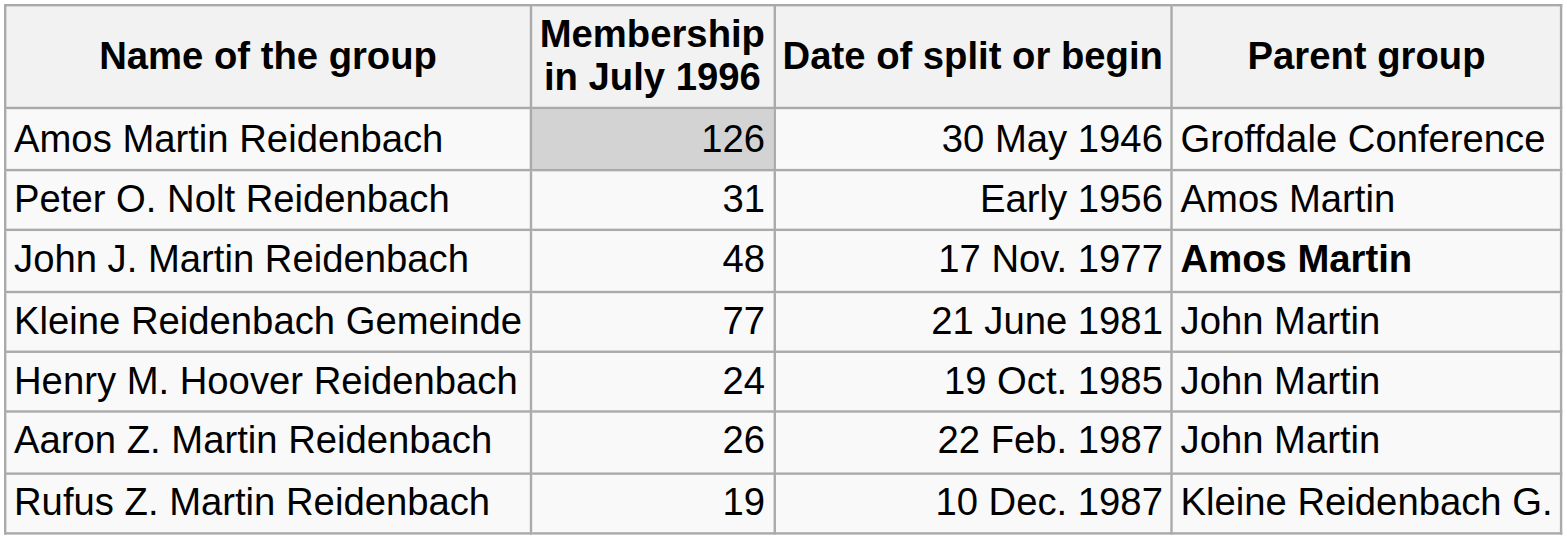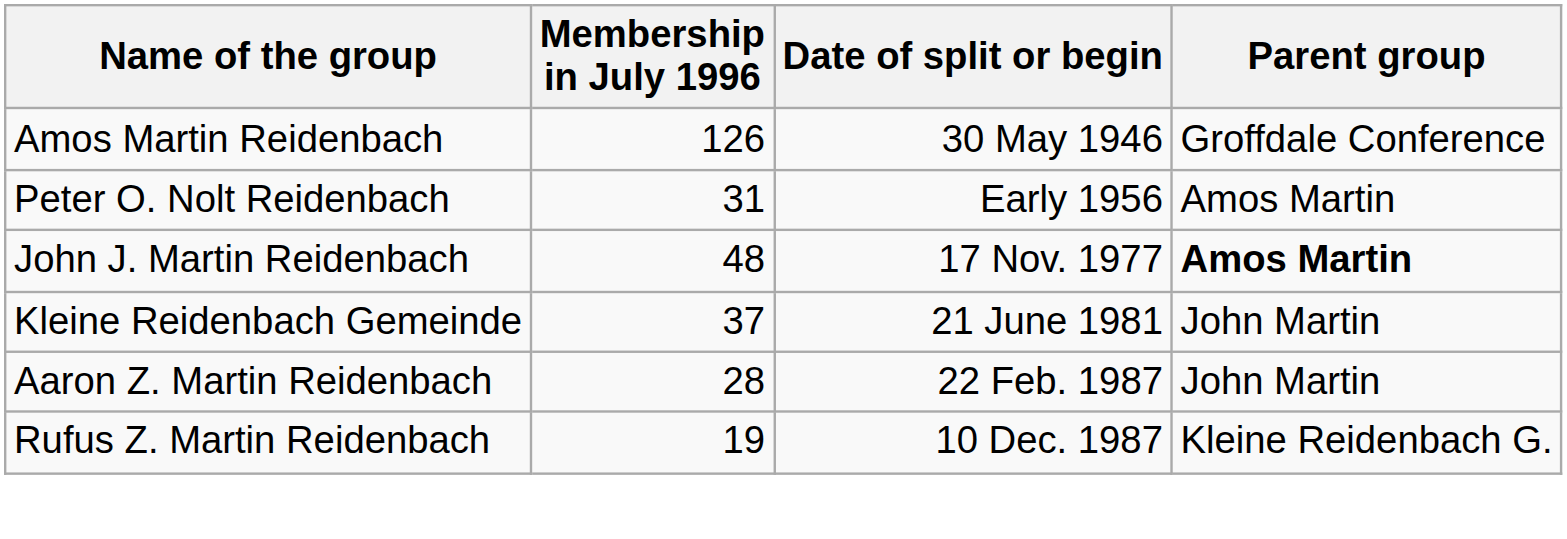(733, 138) lightgrey background -> (733, 138) no background
(744, 320) 77 -> (744, 320) 37
- row: (266, 381)
(744, 441) 26 -> (744, 381) 28
